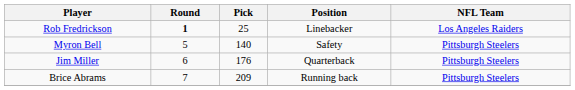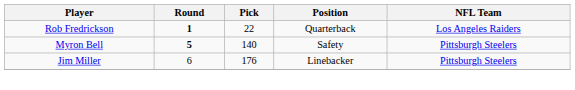(243, 28) 25 -> (249, 28) 22
(329, 28) Linebacker -> (330, 28) Quarterback
(185, 45) normal -> (189, 45) bold
(329, 61) Quarterback -> (330, 61) Linebacker
- row: (78, 77)
